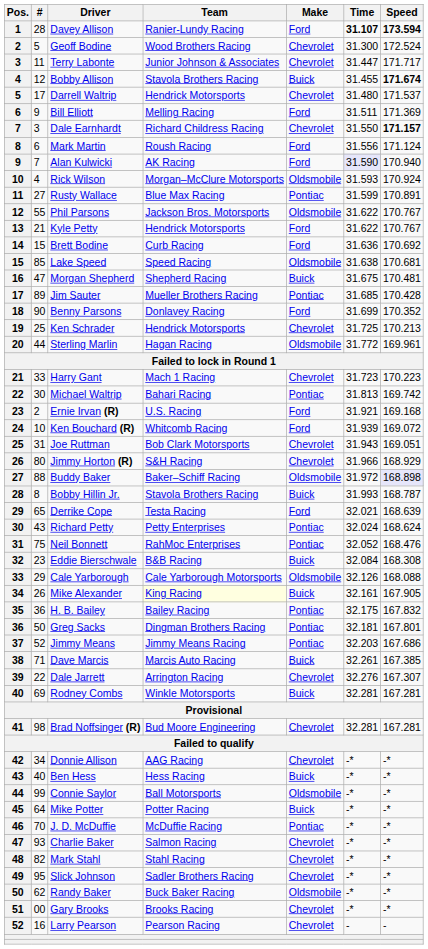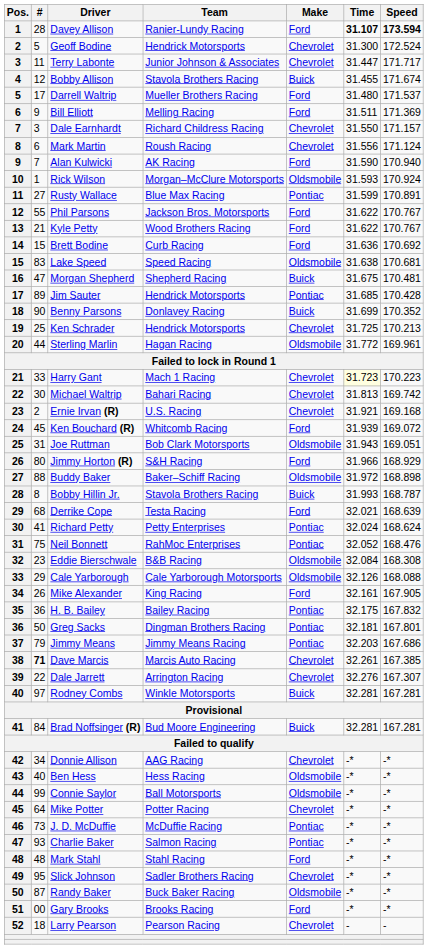(198, 46) Wood Brothers Racing -> (195, 46) Hendrick Motorsports
(402, 79) bold -> (402, 79) normal
(195, 96) Hendrick Motorsports -> (202, 96) Mueller Brothers Racing
(311, 96) Chevrolet -> (300, 96) Ford
(402, 129) bold -> (402, 129) normal
(300, 146) Ford -> (311, 146) Chevrolet
(362, 162) lavender background -> (362, 162) no background
(37, 179) 4 -> (37, 179) 1
(315, 212) Oldsmobile -> (300, 212) Ford
(195, 229) Hendrick Motorsports -> (198, 229) Wood Brothers Racing
(40, 262) 85 -> (40, 262) 83
(202, 295) Mueller Brothers Racing -> (195, 295) Hendrick Motorsports
(300, 312) Ford -> (302, 312) Buick
(362, 378) no background -> (362, 378) lightyellow background
(306, 395) Pontiac -> (311, 395) Chevrolet
(300, 411) Ford -> (311, 411) Chevrolet
(40, 428) 10 -> (40, 428) 45
(311, 445) Chevrolet -> (315, 445) Oldsmobile
(311, 461) Chevrolet -> (300, 461) Ford
(402, 478) lavender background -> (402, 478) no background
(40, 511) 65 -> (40, 511) 68
(40, 528) 43 -> (40, 528) 41
(302, 561) Buick -> (315, 561) Oldsmobile
(174, 594) lightyellow background -> (174, 594) no background
(302, 594) Buick -> (300, 594) Ford
(40, 644) 52 -> (40, 644) 79
(40, 660) normal -> (40, 660) bold
(302, 660) Buick -> (311, 660) Chevrolet
(40, 694) 69 -> (40, 694) 97
(40, 727) 98 -> (40, 727) 84
(311, 727) Chevrolet -> (302, 727) Buick
(302, 777) Buick -> (315, 777) Oldsmobile
(302, 810) Buick -> (311, 810) Chevrolet
(40, 826) 70 -> (40, 826) 73
(311, 843) Chevrolet -> (306, 843) Pontiac
(40, 860) 82 -> (40, 860) 48
(311, 860) Chevrolet -> (300, 860) Ford
(40, 893) 62 -> (40, 893) 87
(311, 909) Chevrolet -> (300, 909) Ford
(40, 926) 16 -> (40, 926) 18
